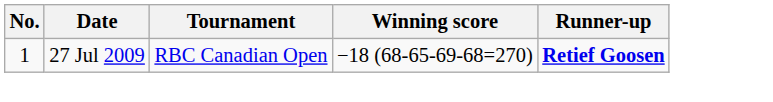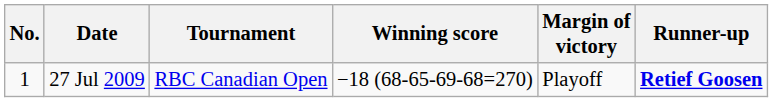+ column: (586, 33)
